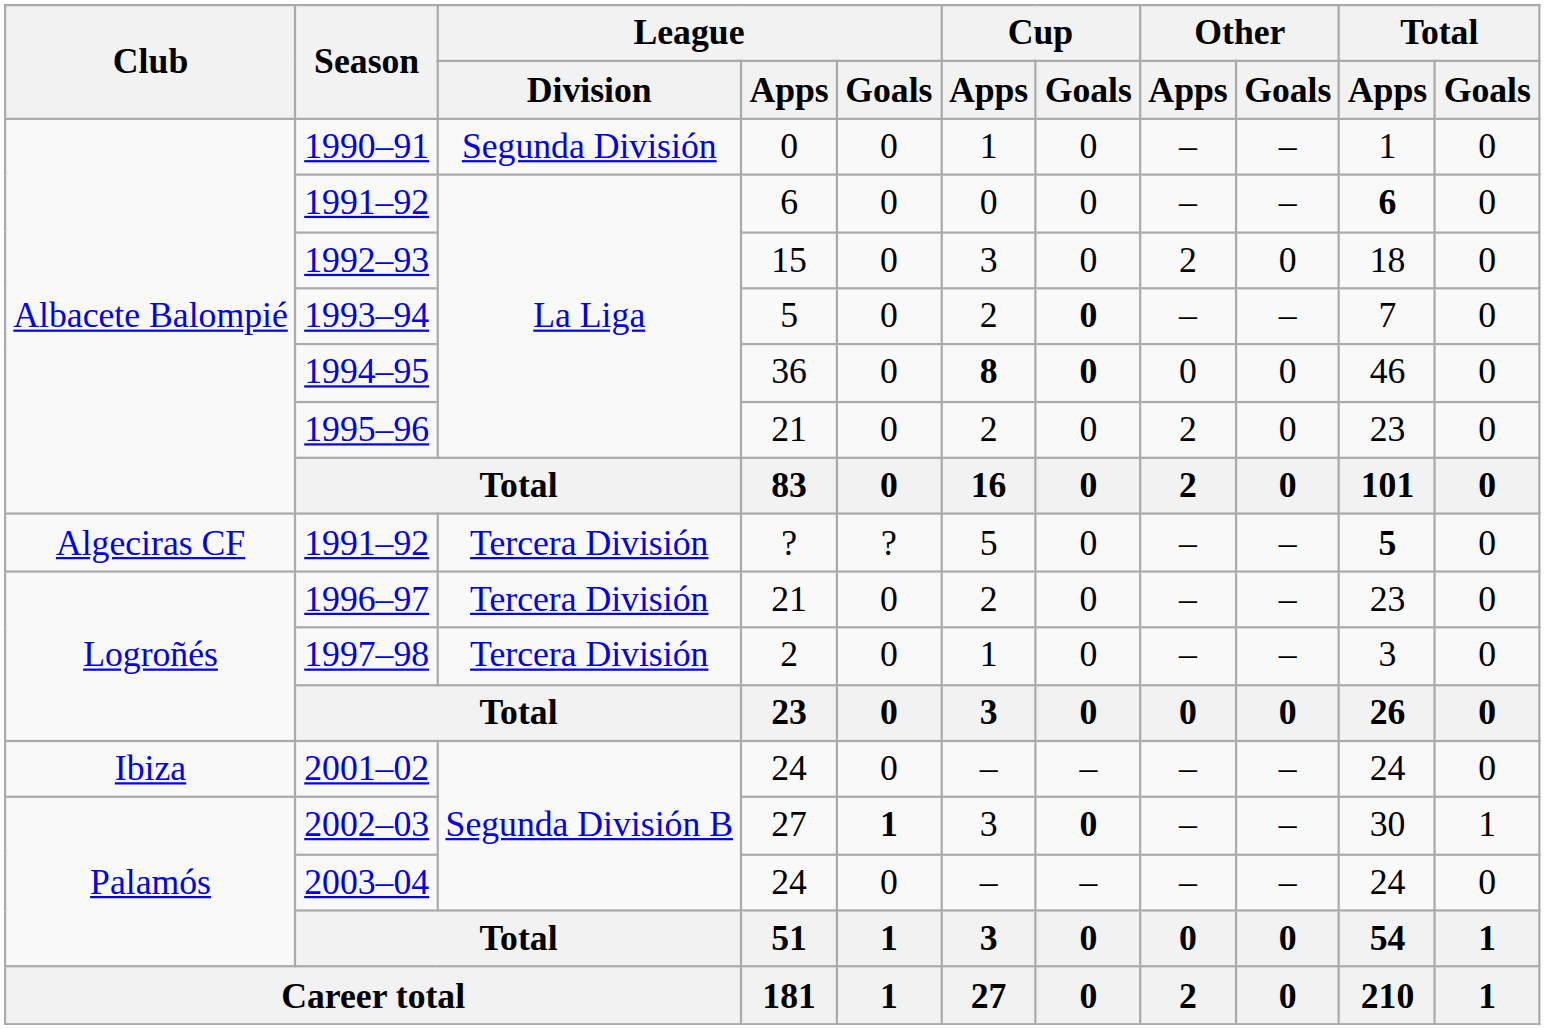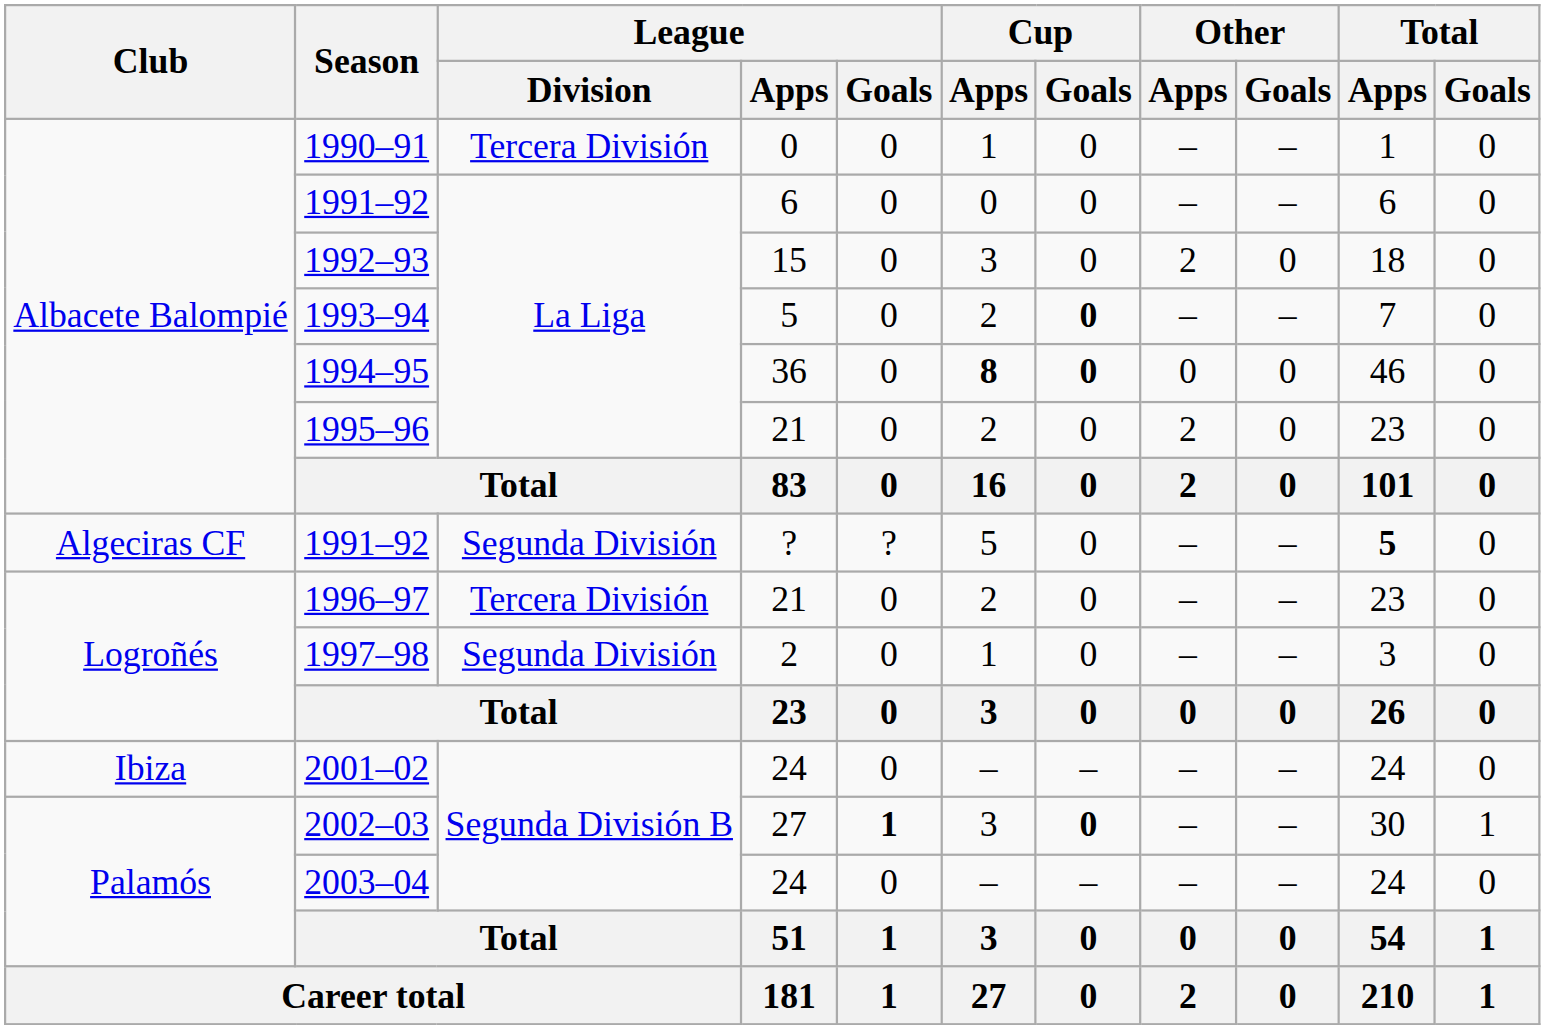(589, 145) Segunda División -> (589, 145) Tercera División
(1388, 202) bold -> (1388, 202) normal
(589, 542) Tercera División -> (589, 542) Segunda División
(589, 655) Tercera División -> (589, 655) Segunda División
